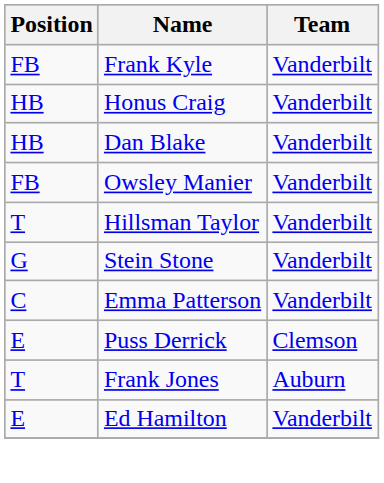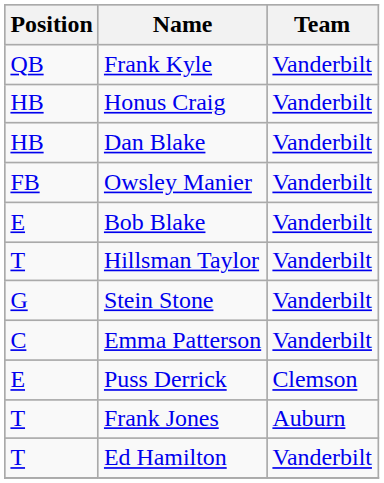(25, 64) FB -> (27, 64) QB
+ row: (155, 221)
(18, 418) E -> (18, 458) T
